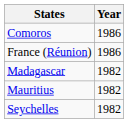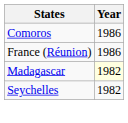(109, 71) no background -> (109, 71) lightyellow background
- row: (30, 90)
